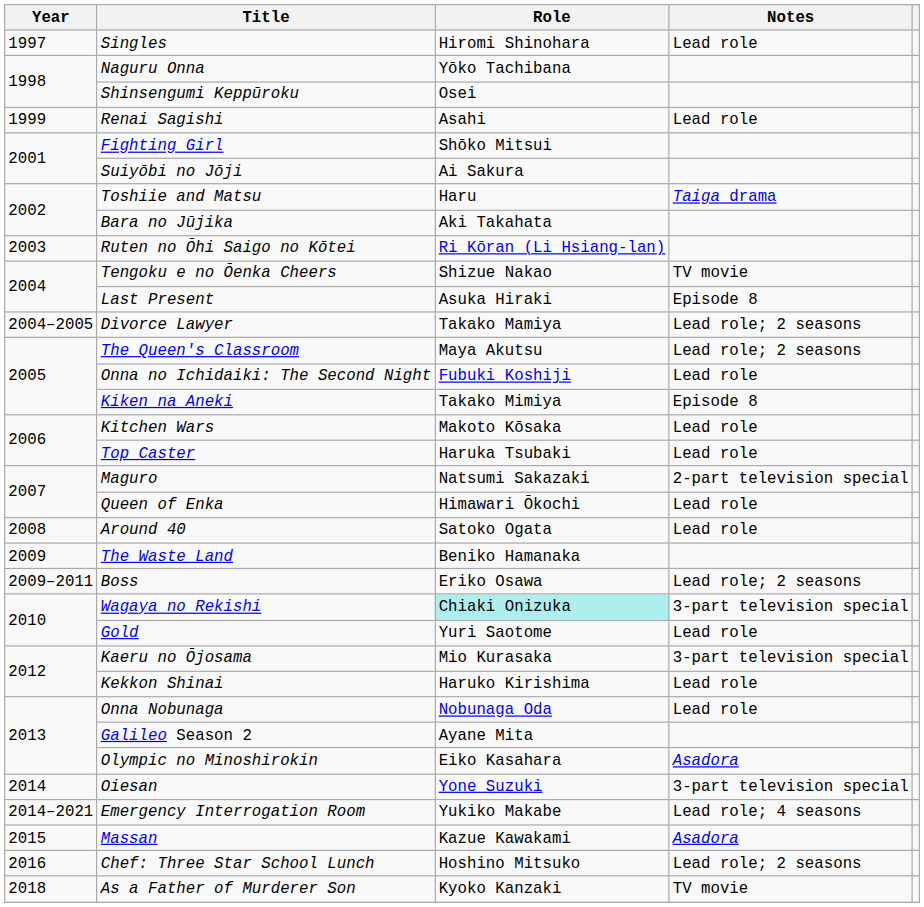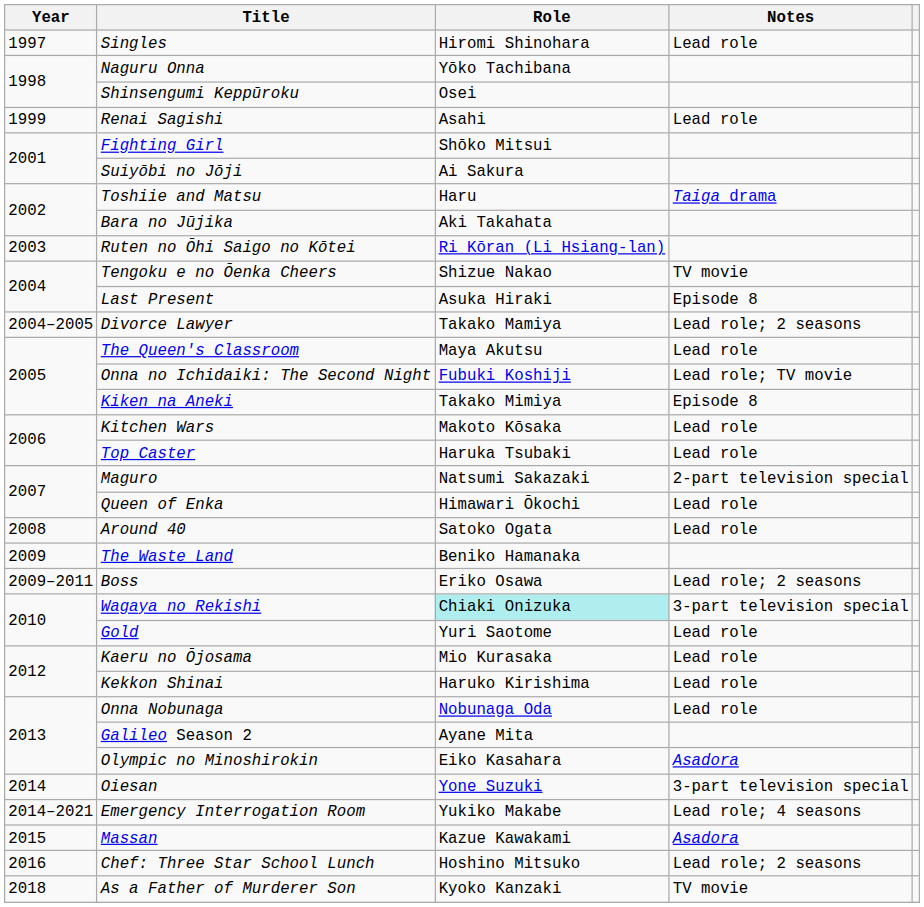(767, 351) Lead role; 2 seasons -> (715, 351) Lead role
(715, 376) Lead role -> (762, 376) Lead role; TV movie
(791, 658) 3-part television special -> (715, 658) Lead role
